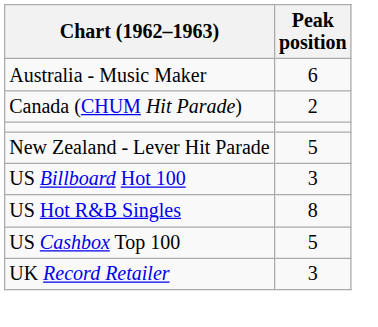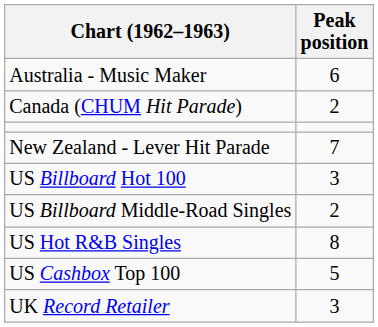(313, 147) 5 -> (334, 147) 7
+ row: (150, 210)
